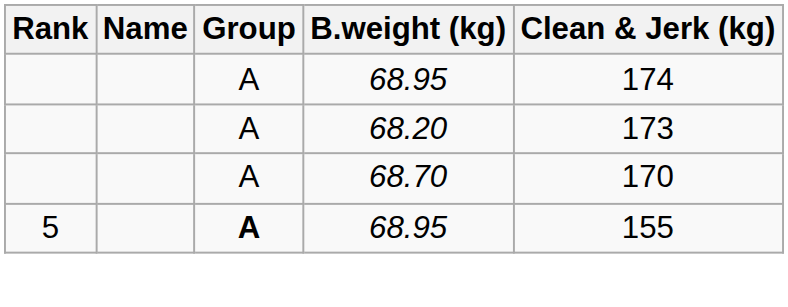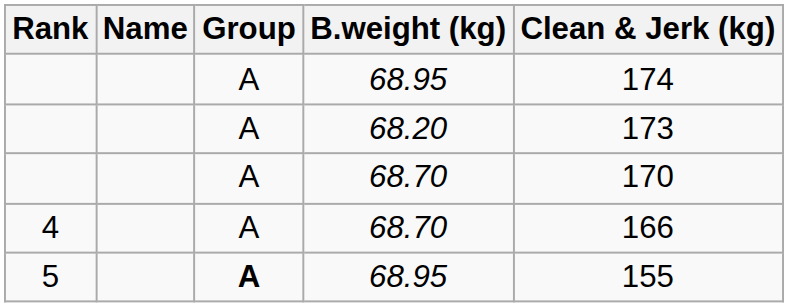+ row: (50, 227)
